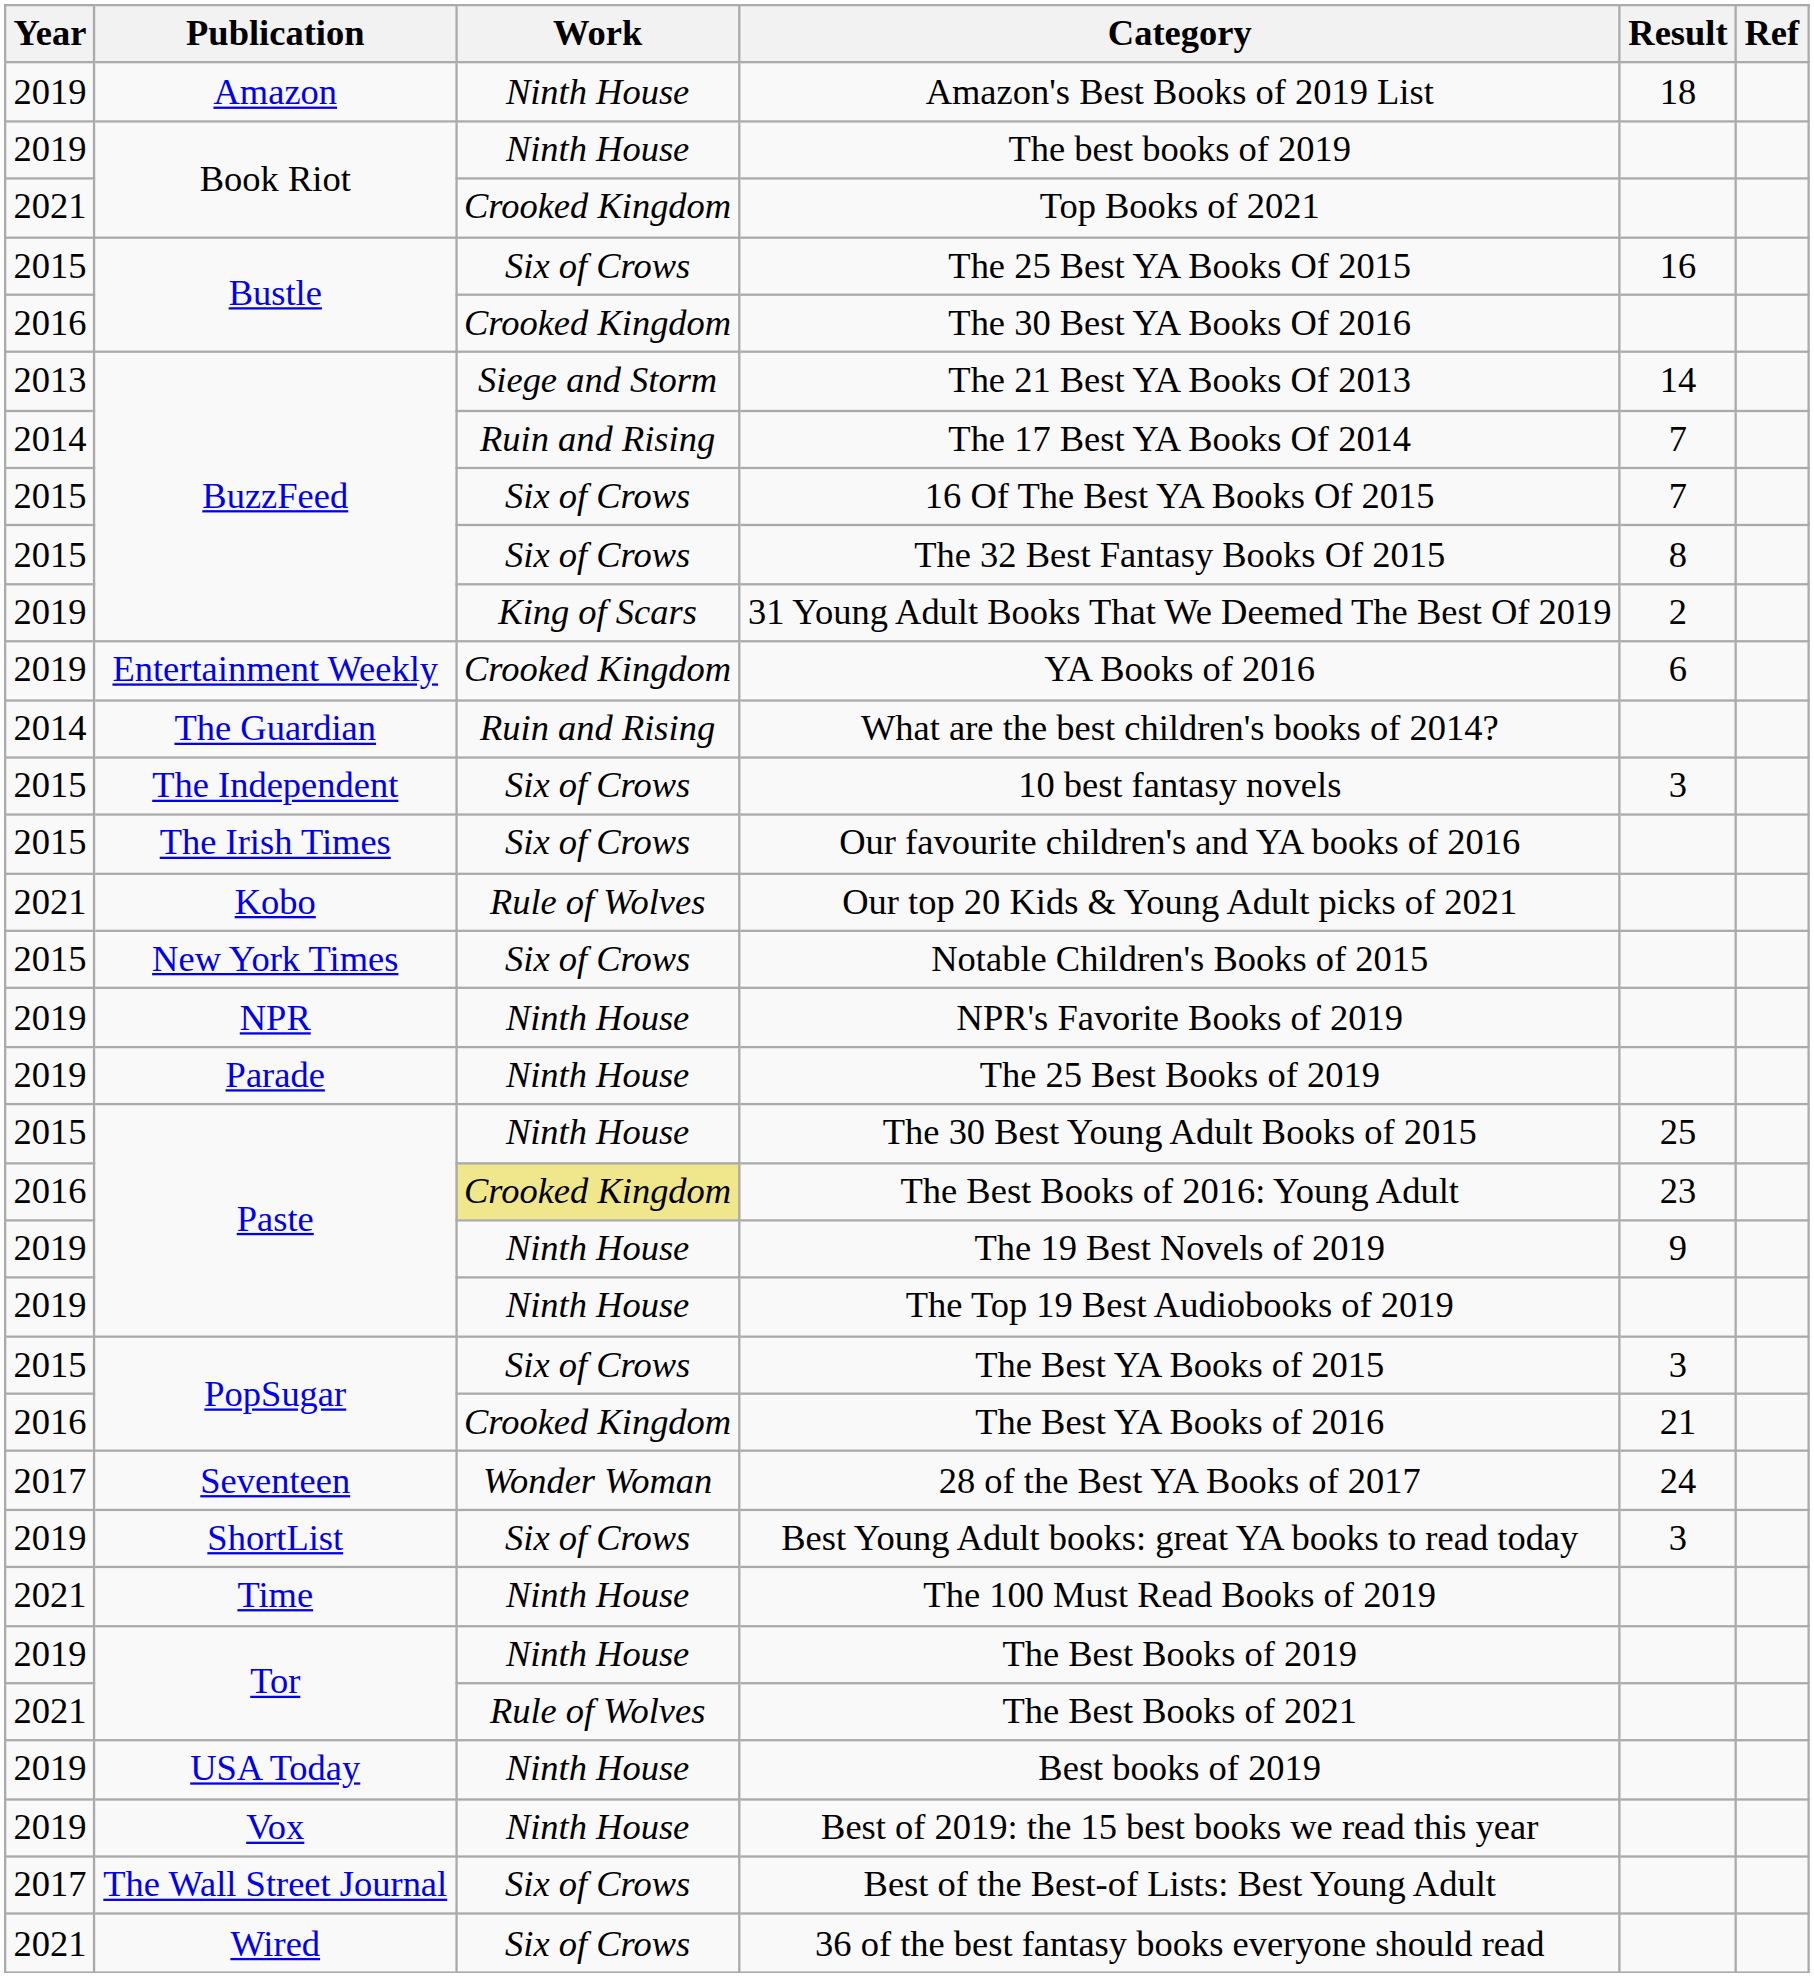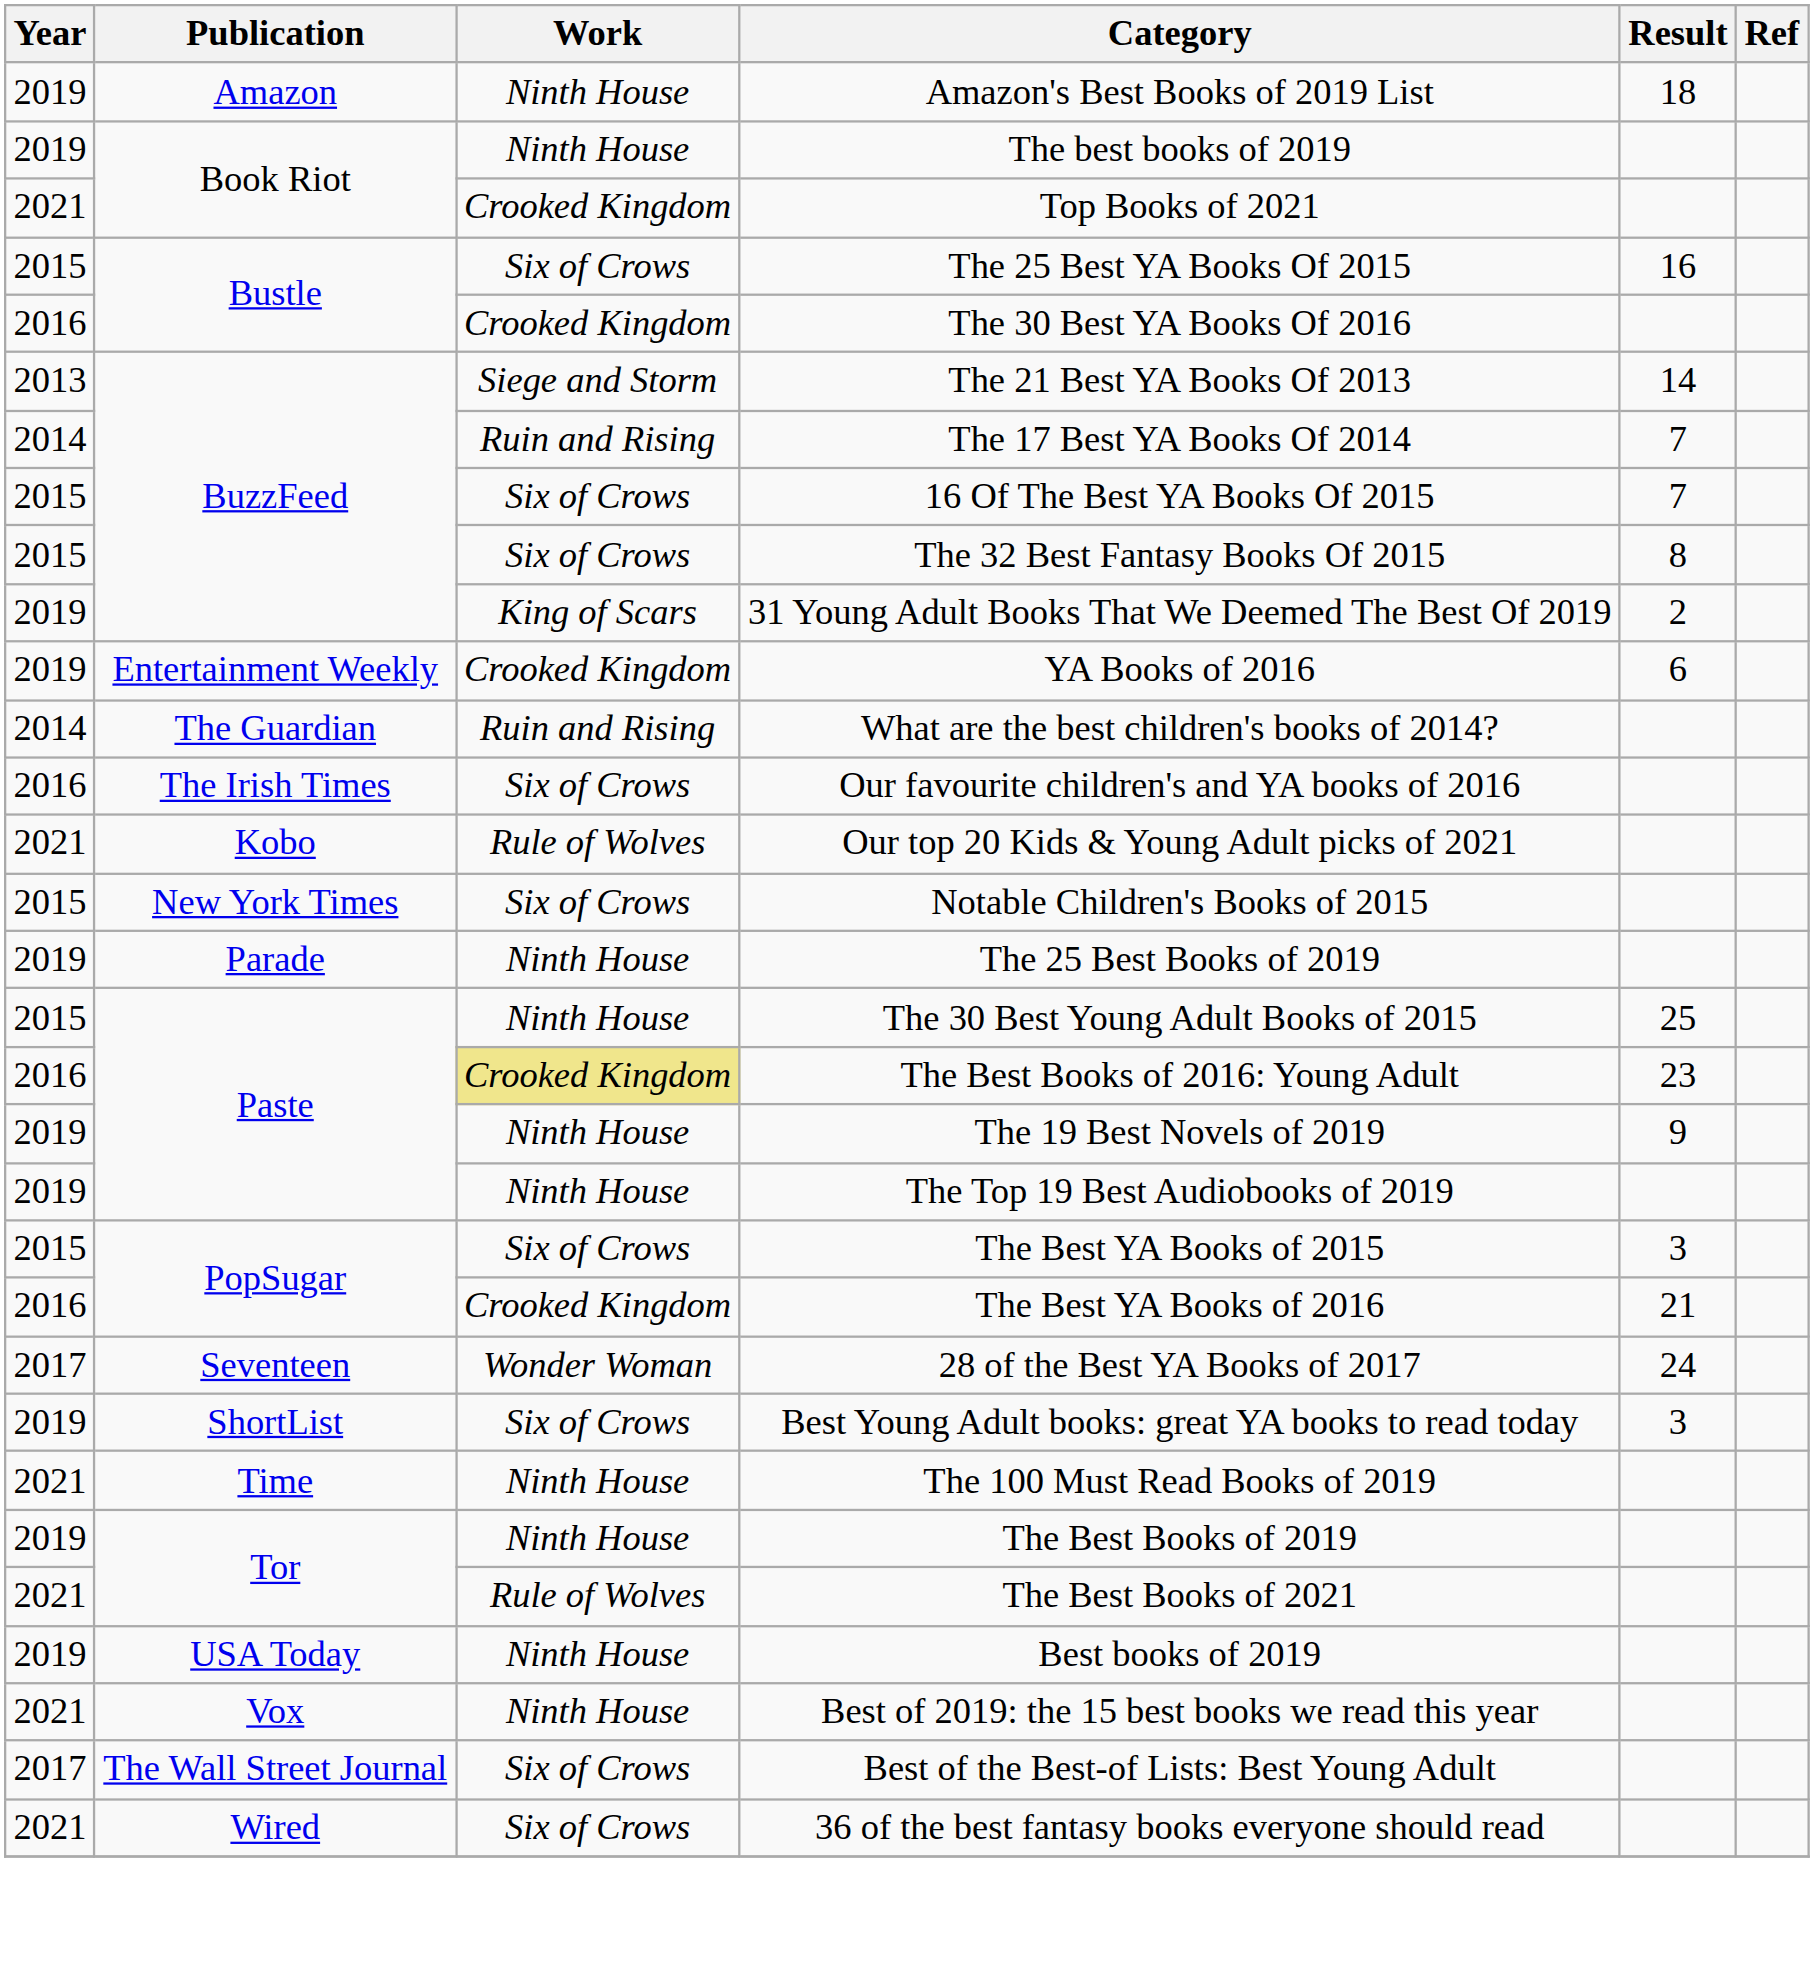- row: (1180, 785)
(50, 843) 2015 -> (50, 785) 2016
- row: (1180, 1016)
(50, 1826) 2019 -> (50, 1711) 2021
